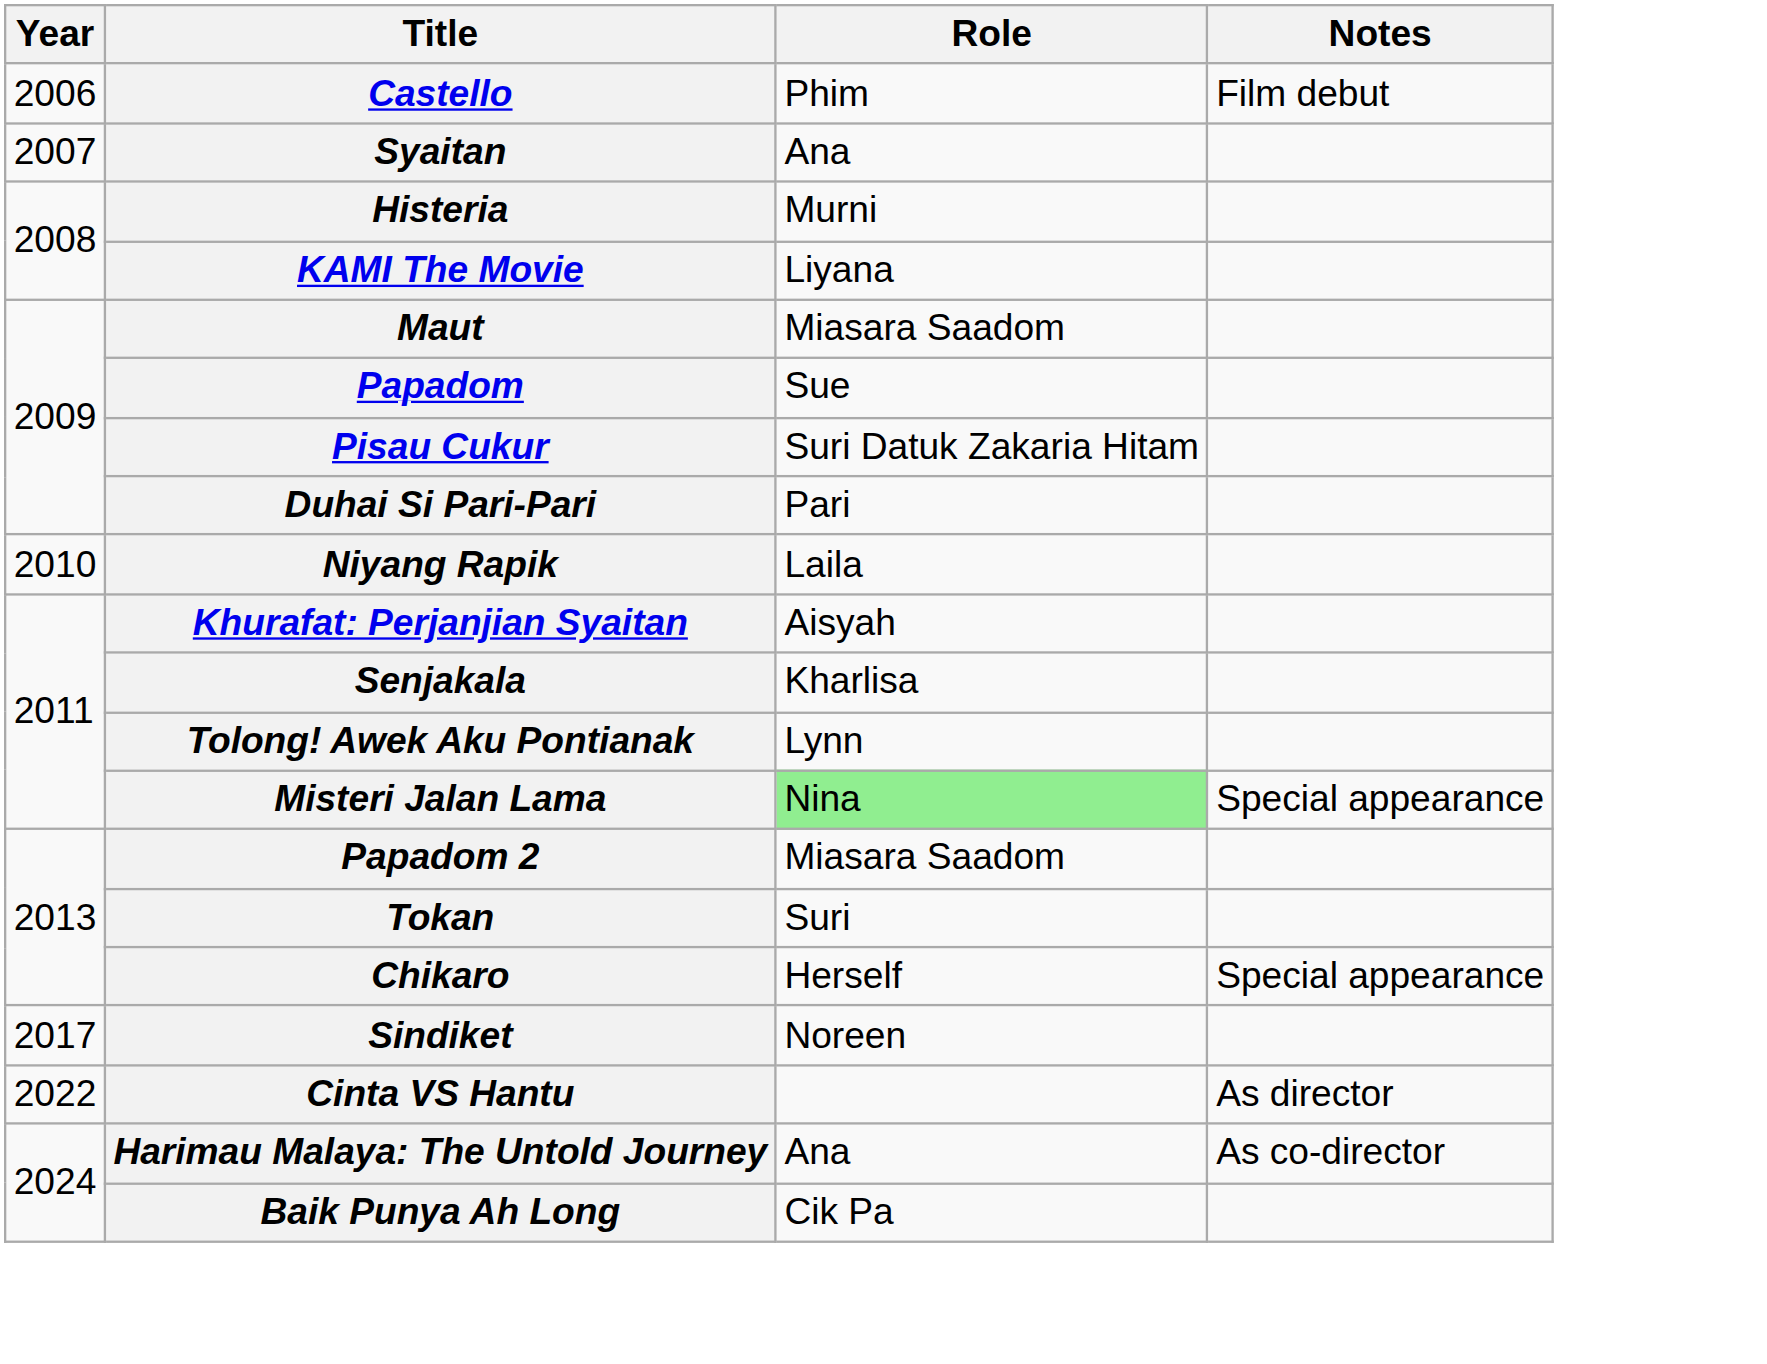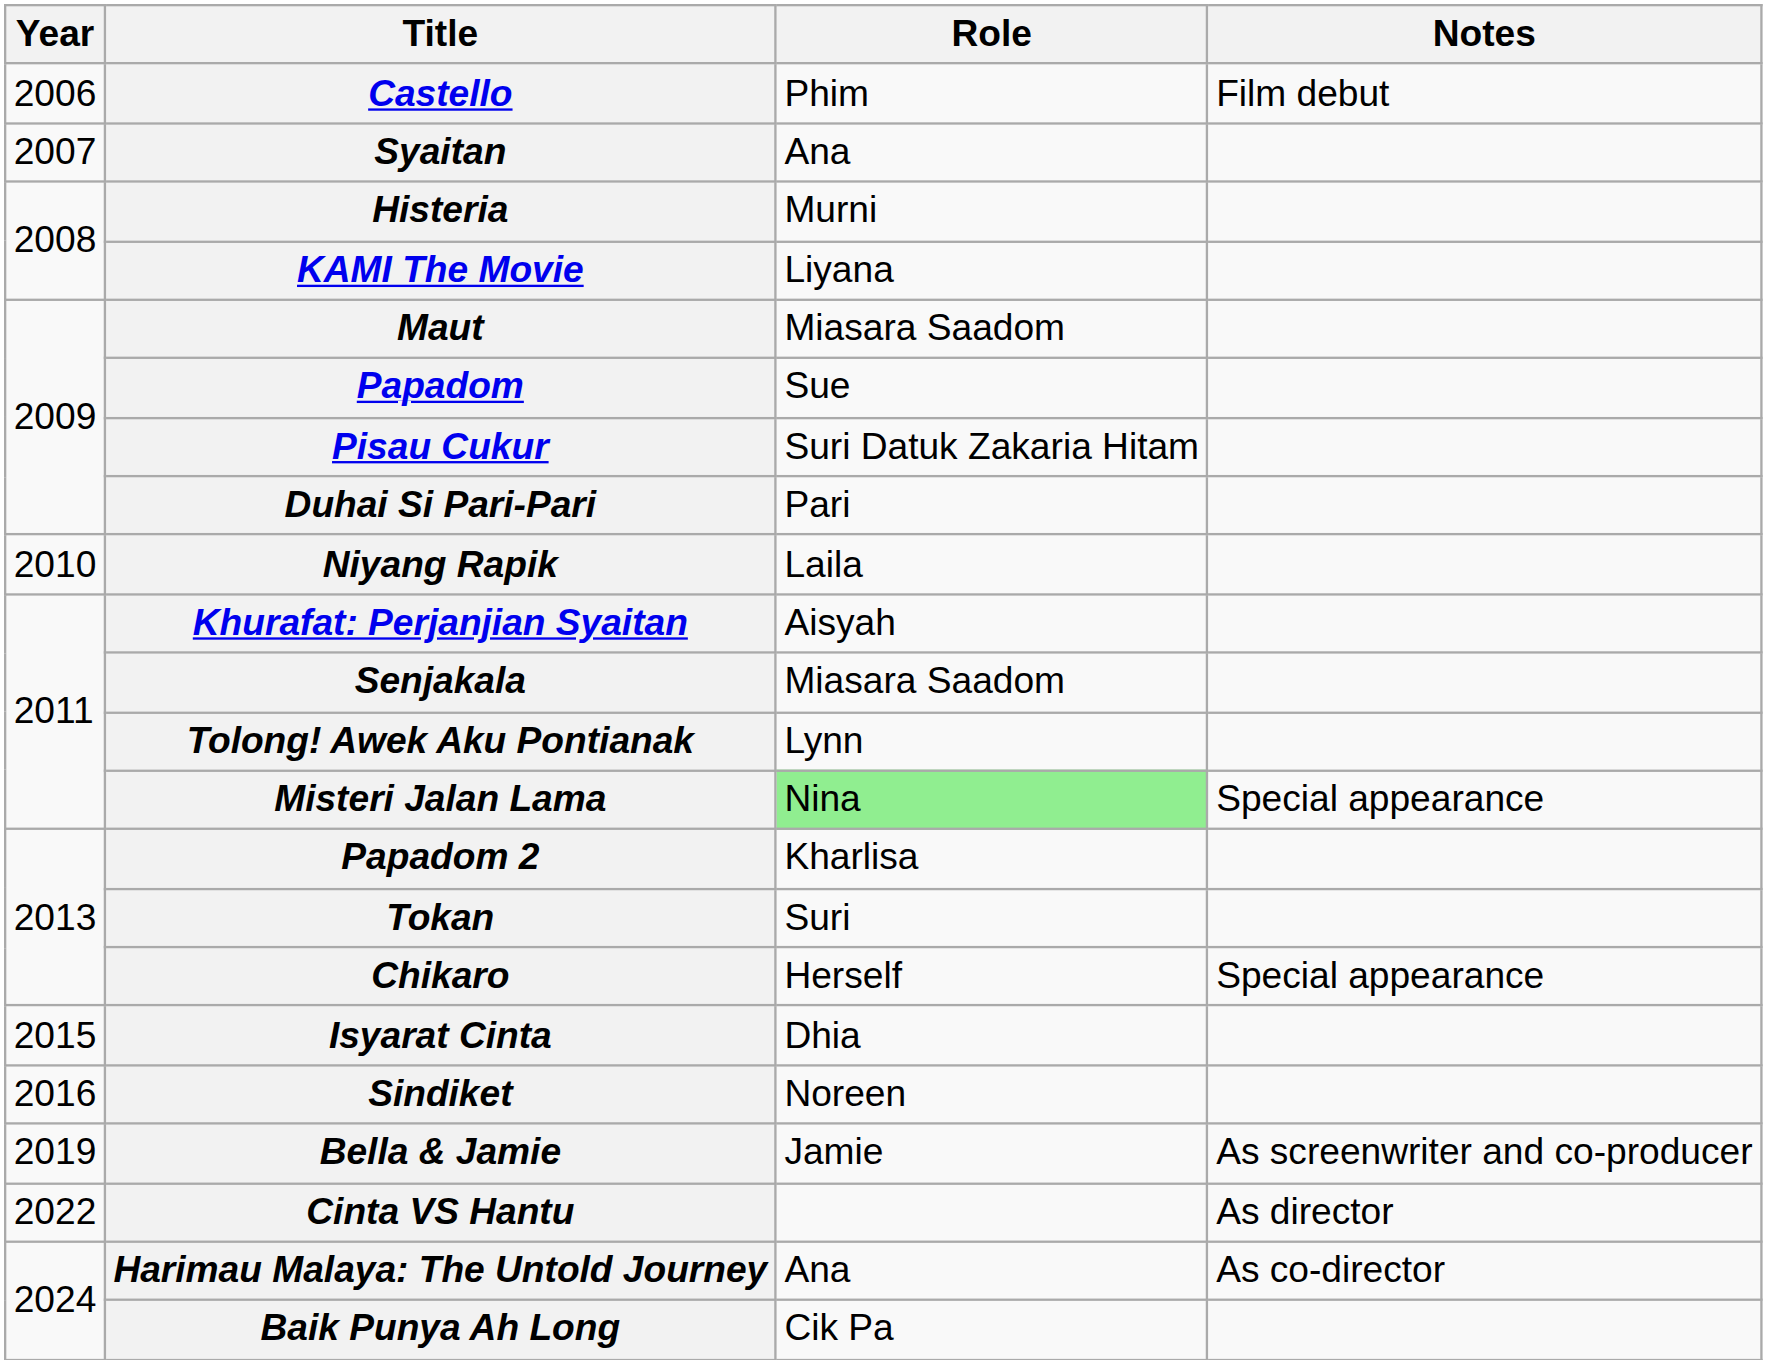(851, 681) Kharlisa -> (925, 681) Miasara Saadom
(925, 858) Miasara Saadom -> (851, 858) Kharlisa
+ row: (440, 1034)
(55, 1034) 2017 -> (55, 1093) 2016
+ row: (440, 1152)
